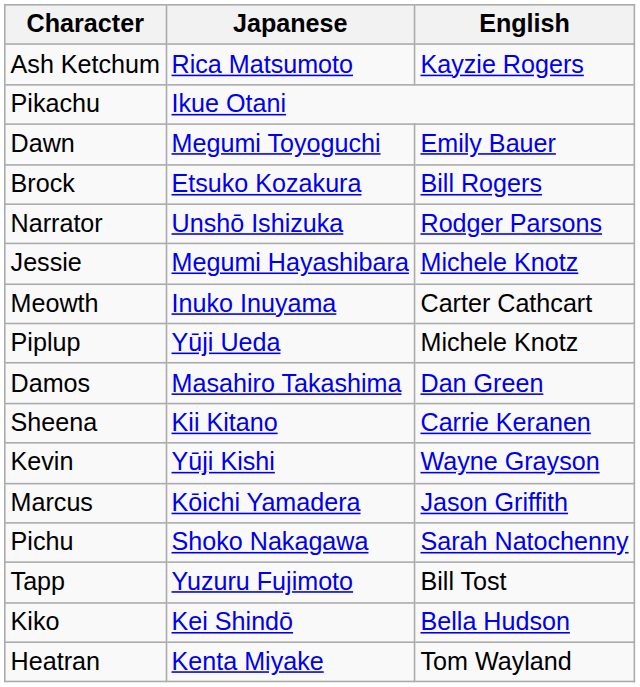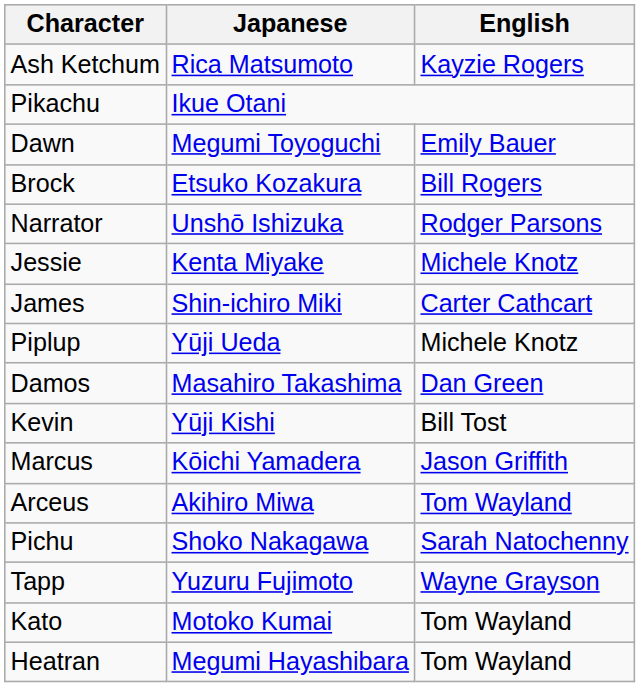(290, 263) Megumi Hayashibara -> (248, 263) Kenta Miyake
+ row: (48, 303)
- row: (55, 303)
- row: (54, 422)
(510, 462) Wayne Grayson -> (464, 422) Bill Tost
+ row: (50, 502)
(464, 582) Bill Tost -> (510, 582) Wayne Grayson
+ row: (36, 622)
- row: (35, 622)
(248, 661) Kenta Miyake -> (290, 661) Megumi Hayashibara
